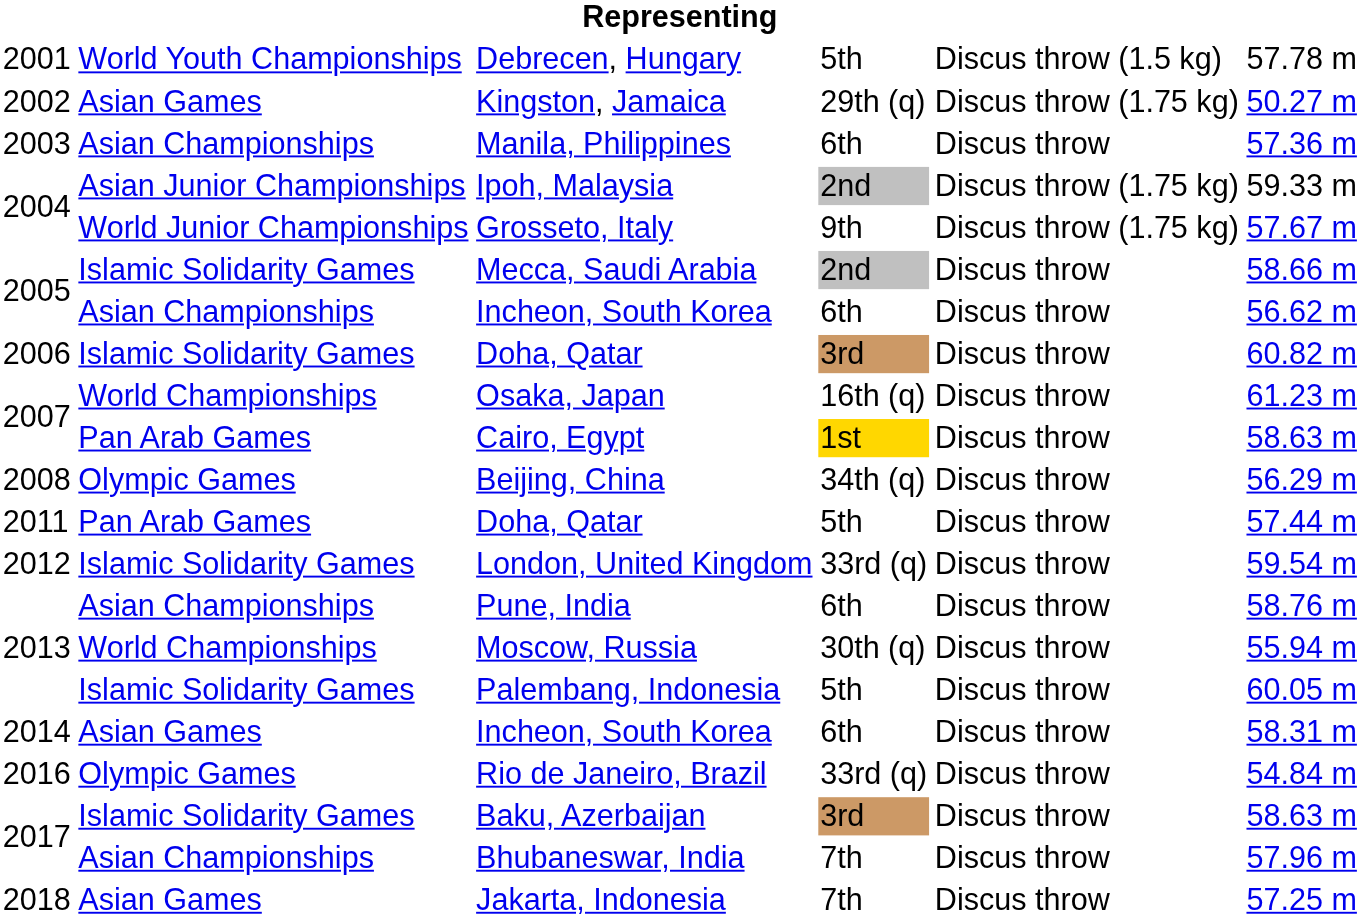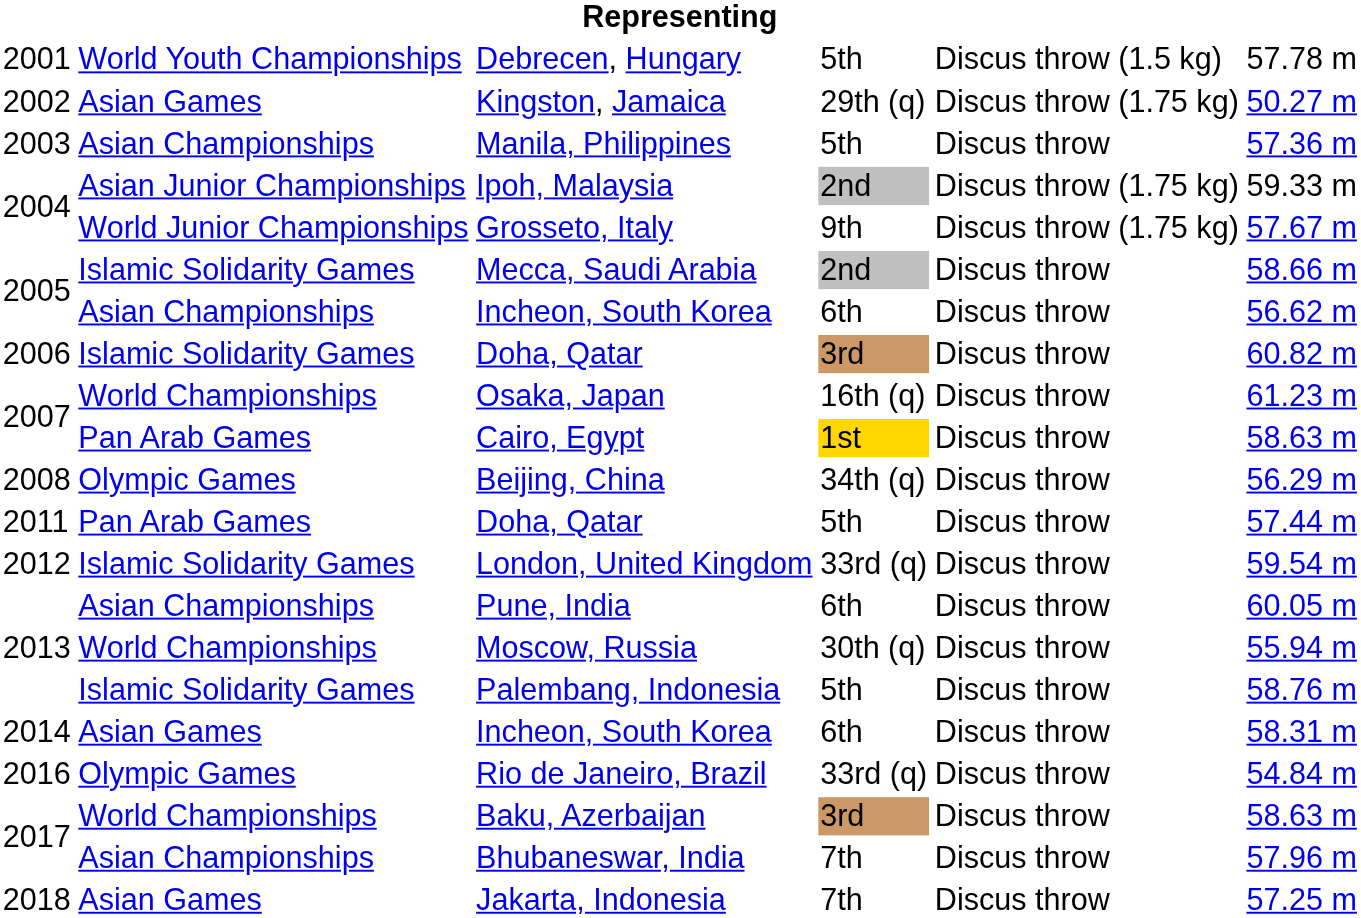(841, 143) 6th -> (841, 143) 5th
(1302, 605) 58.76 m -> (1302, 605) 60.05 m
(1302, 689) 60.05 m -> (1302, 689) 58.76 m
(246, 815) Islamic Solidarity Games -> (228, 815) World Championships
